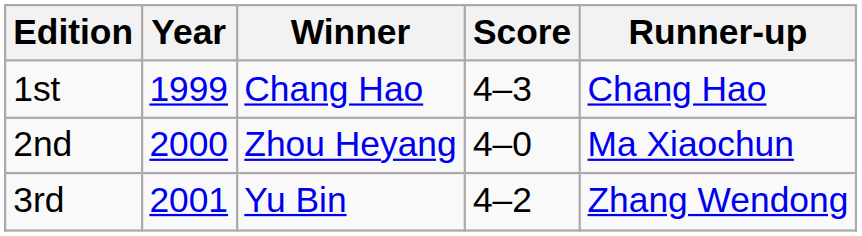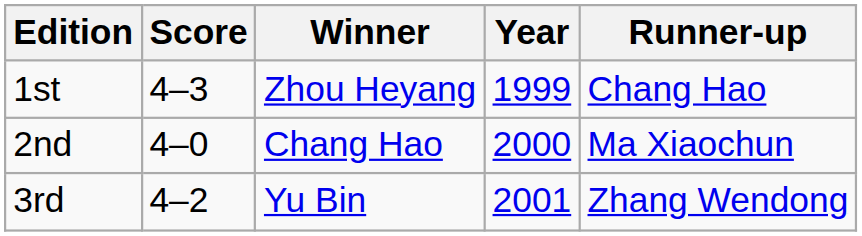columns swapped: (189, 32) <-> (522, 32)
(334, 88) Chang Hao -> (370, 88) Zhou Heyang
(350, 144) Zhou Heyang -> (353, 144) Chang Hao
